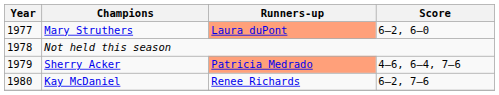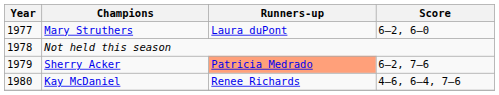(249, 30) lightsalmon background -> (249, 30) no background
(420, 64) 4–6, 6–4, 7–6 -> (404, 64) 6–2, 7–6
(404, 82) 6–2, 7–6 -> (420, 82) 4–6, 6–4, 7–6
